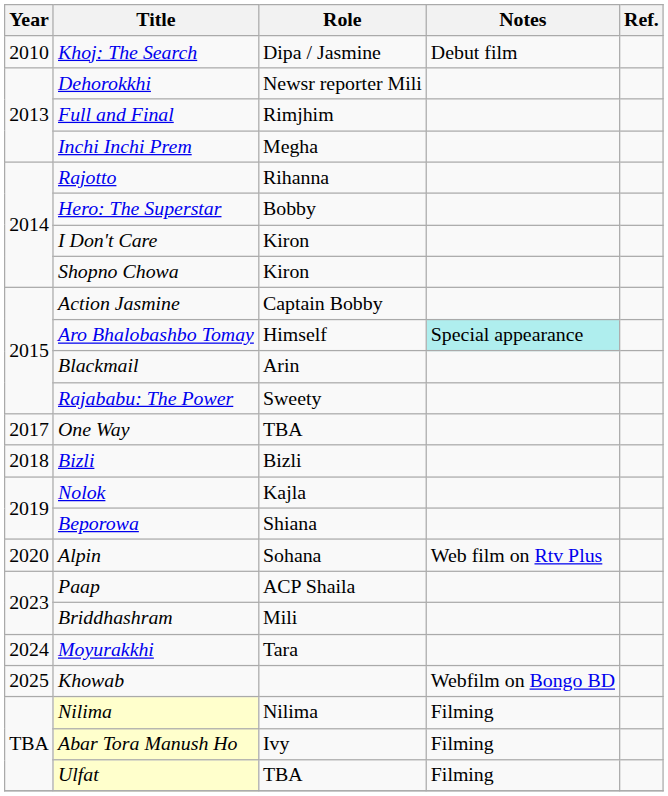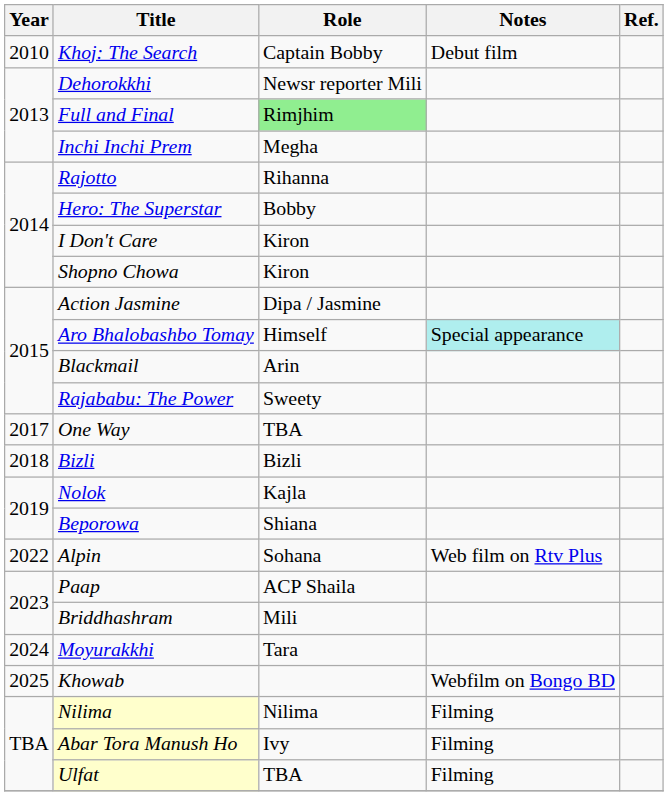(322, 51) Dipa / Jasmine -> (323, 51) Captain Bobby
(298, 114) no background -> (298, 114) lightgreen background
(323, 303) Captain Bobby -> (322, 303) Dipa / Jasmine
(29, 555) 2020 -> (29, 555) 2022
